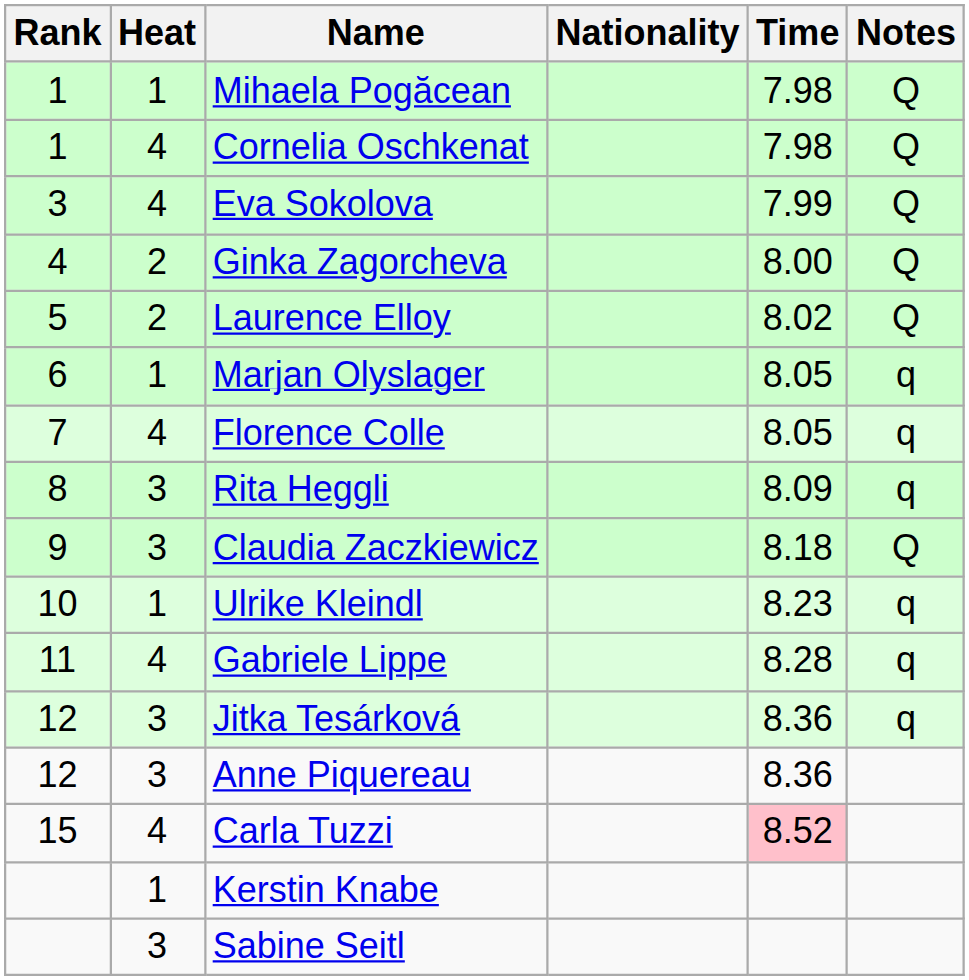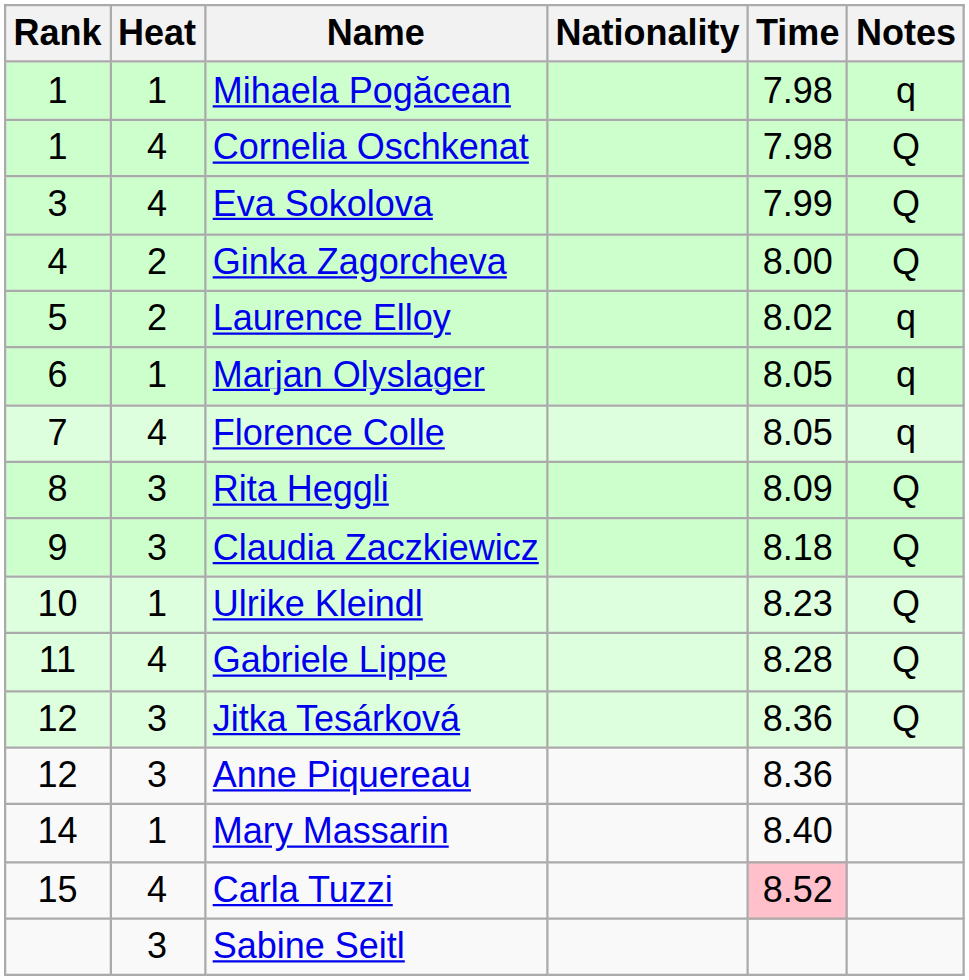(906, 90) Q -> (906, 90) q
(906, 318) Q -> (906, 318) q
(906, 489) q -> (906, 489) Q
(906, 603) q -> (906, 603) Q
(906, 661) q -> (906, 661) Q
(906, 718) q -> (906, 718) Q
+ row: (331, 832)
- row: (326, 889)
